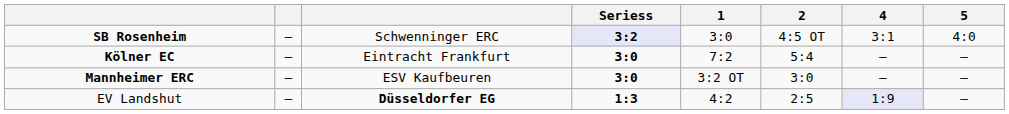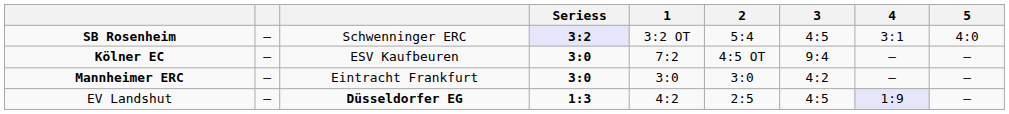+ column: (817, 15)
(721, 36) 3:0 -> (667, 36) 3:2 OT
(802, 36) 4:5 OT -> (742, 36) 5:4
(437, 57) Eintracht Frankfurt -> (405, 57) ESV Kaufbeuren
(802, 57) 5:4 -> (742, 57) 4:5 OT
(437, 78) ESV Kaufbeuren -> (405, 78) Eintracht Frankfurt
(721, 78) 3:2 OT -> (667, 78) 3:0
